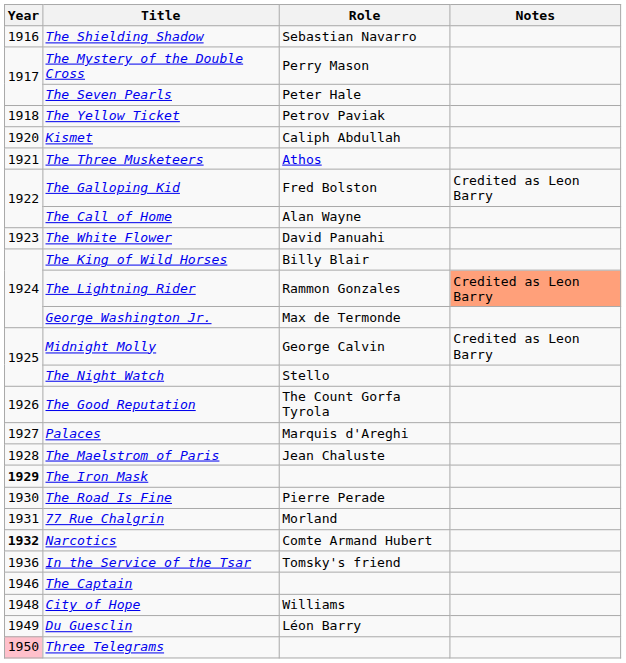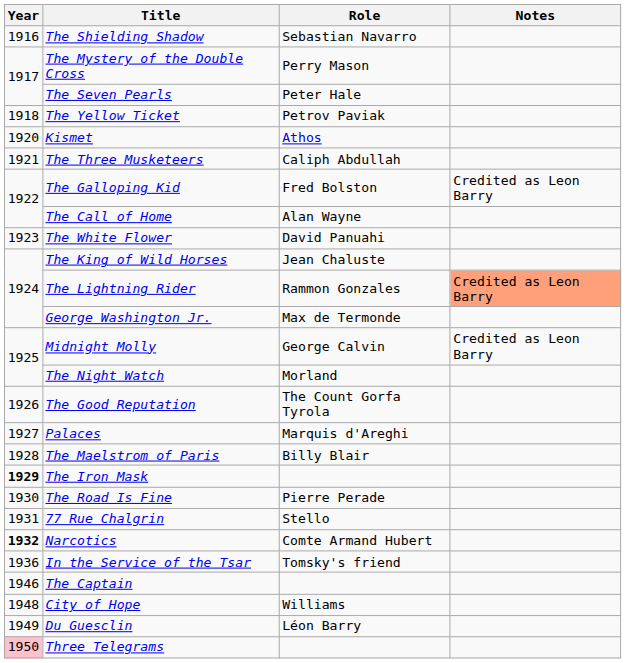(341, 137) Caliph Abdullah -> (302, 137) Athos
(302, 159) Athos -> (341, 159) Caliph Abdullah
(326, 259) Billy Blair -> (334, 259) Jean Chaluste
(306, 375) Stello -> (310, 375) Morland
(334, 455) Jean Chaluste -> (326, 455) Billy Blair
(310, 519) Morland -> (306, 519) Stello
